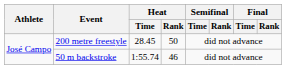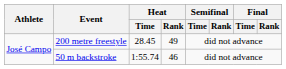(173, 42) 50 -> (173, 42) 49
